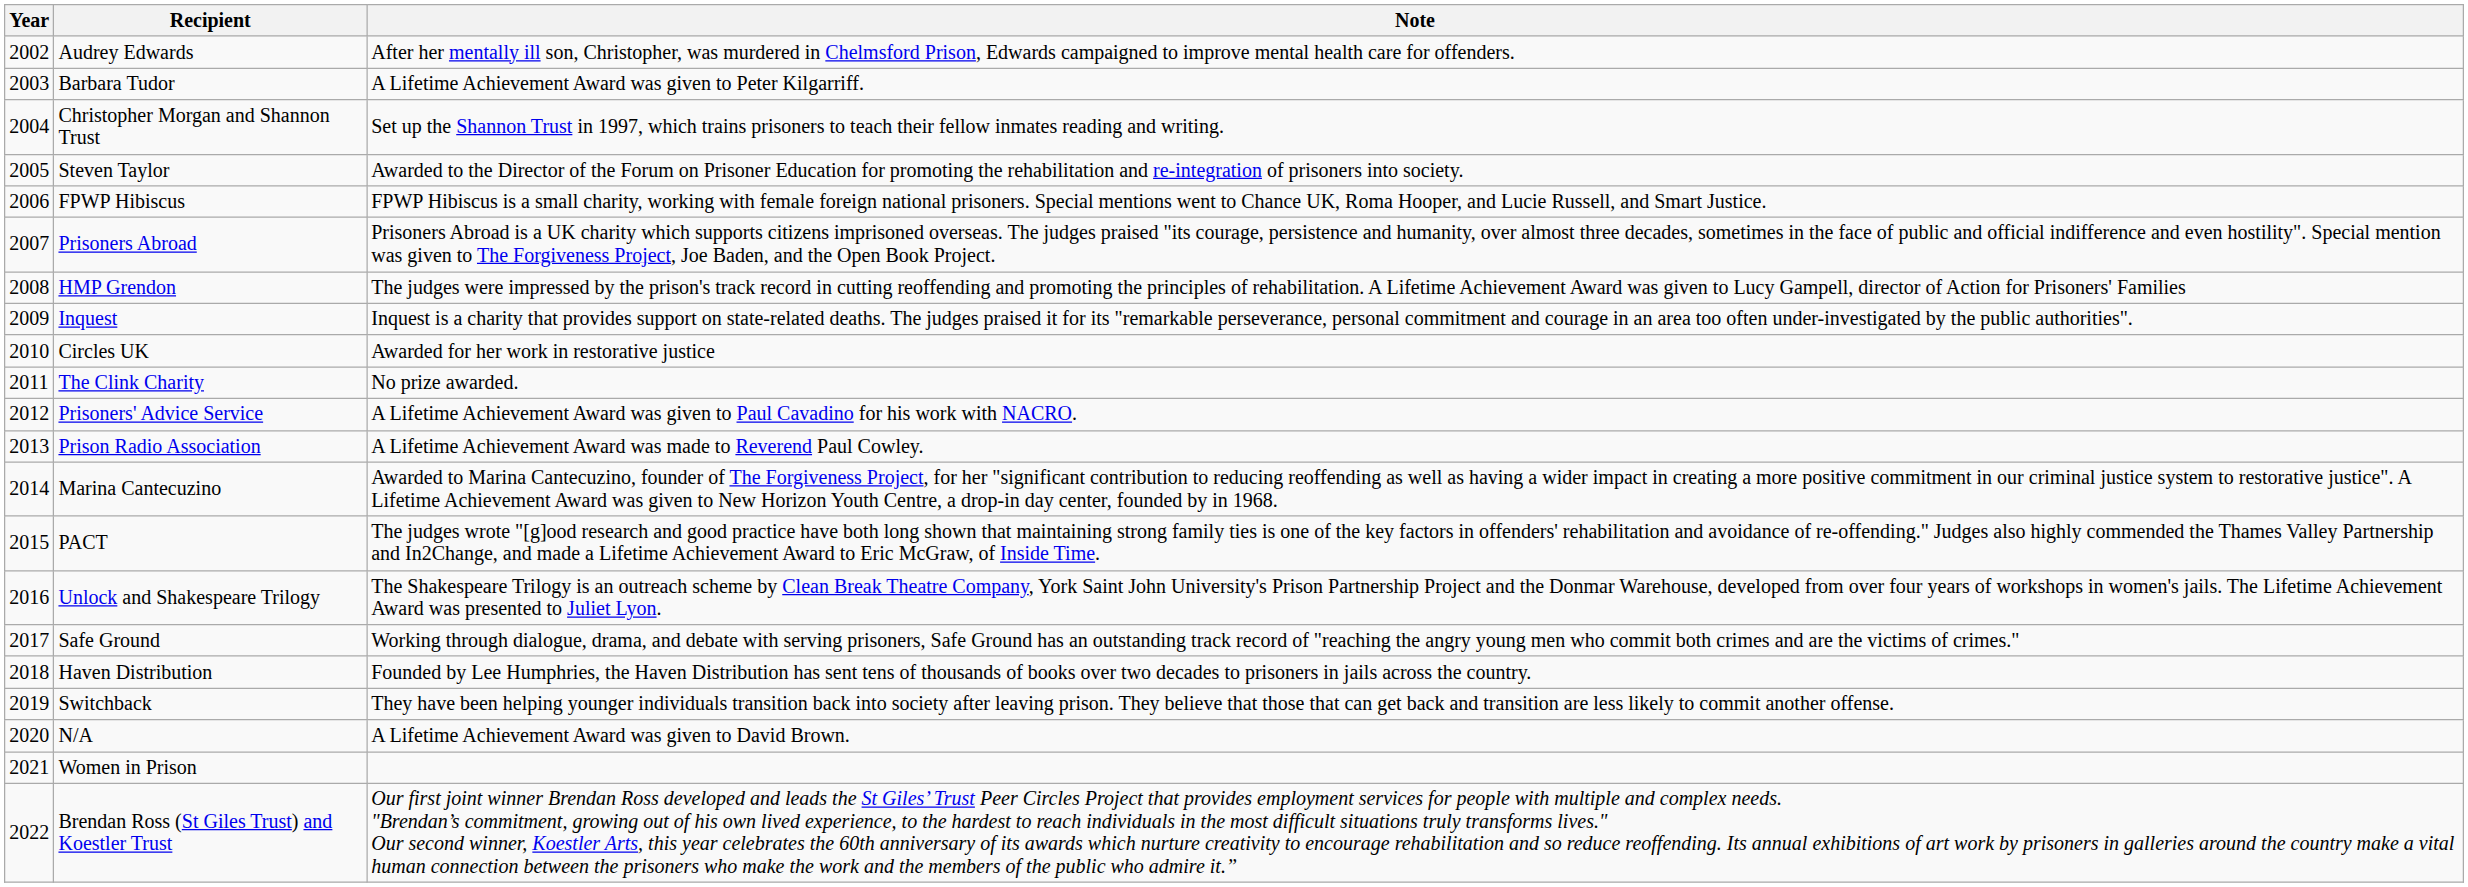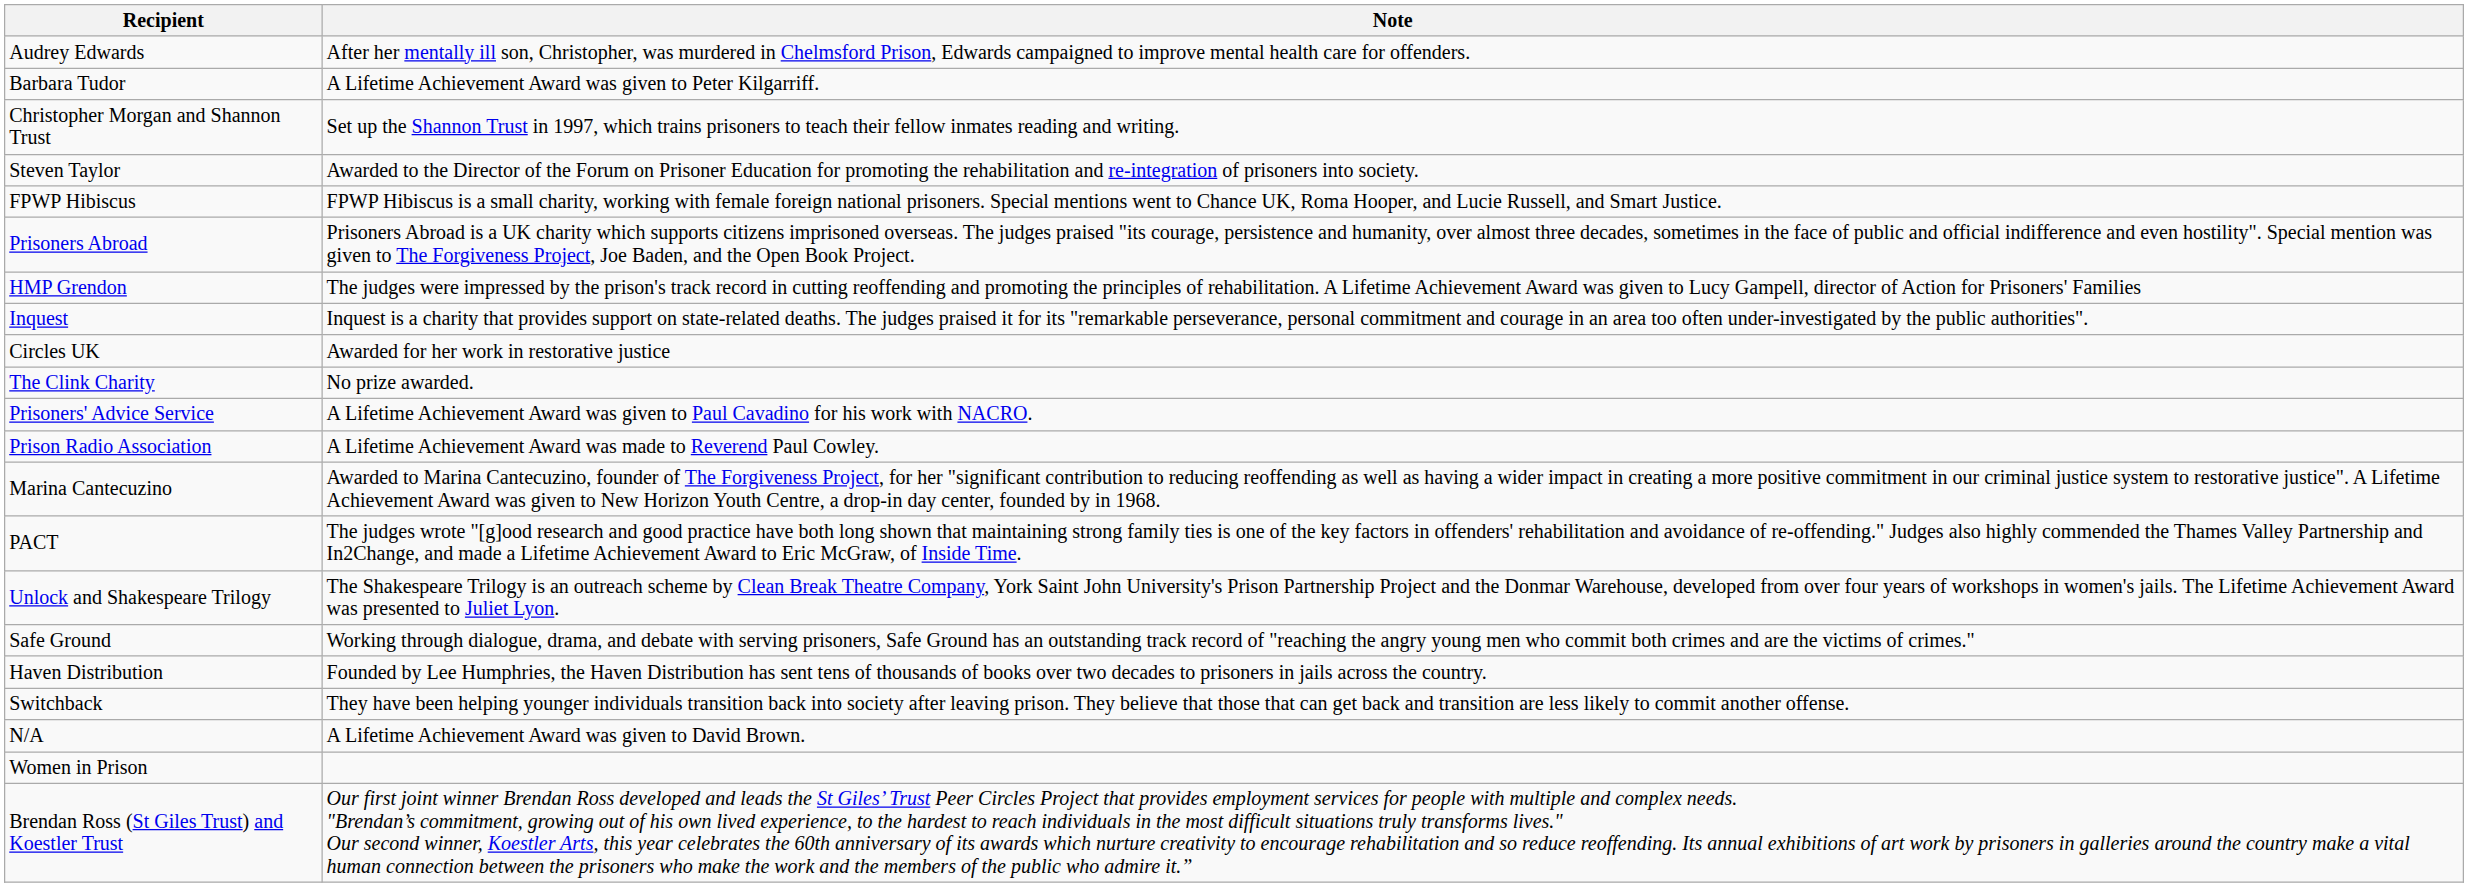- column: (29, 20)
